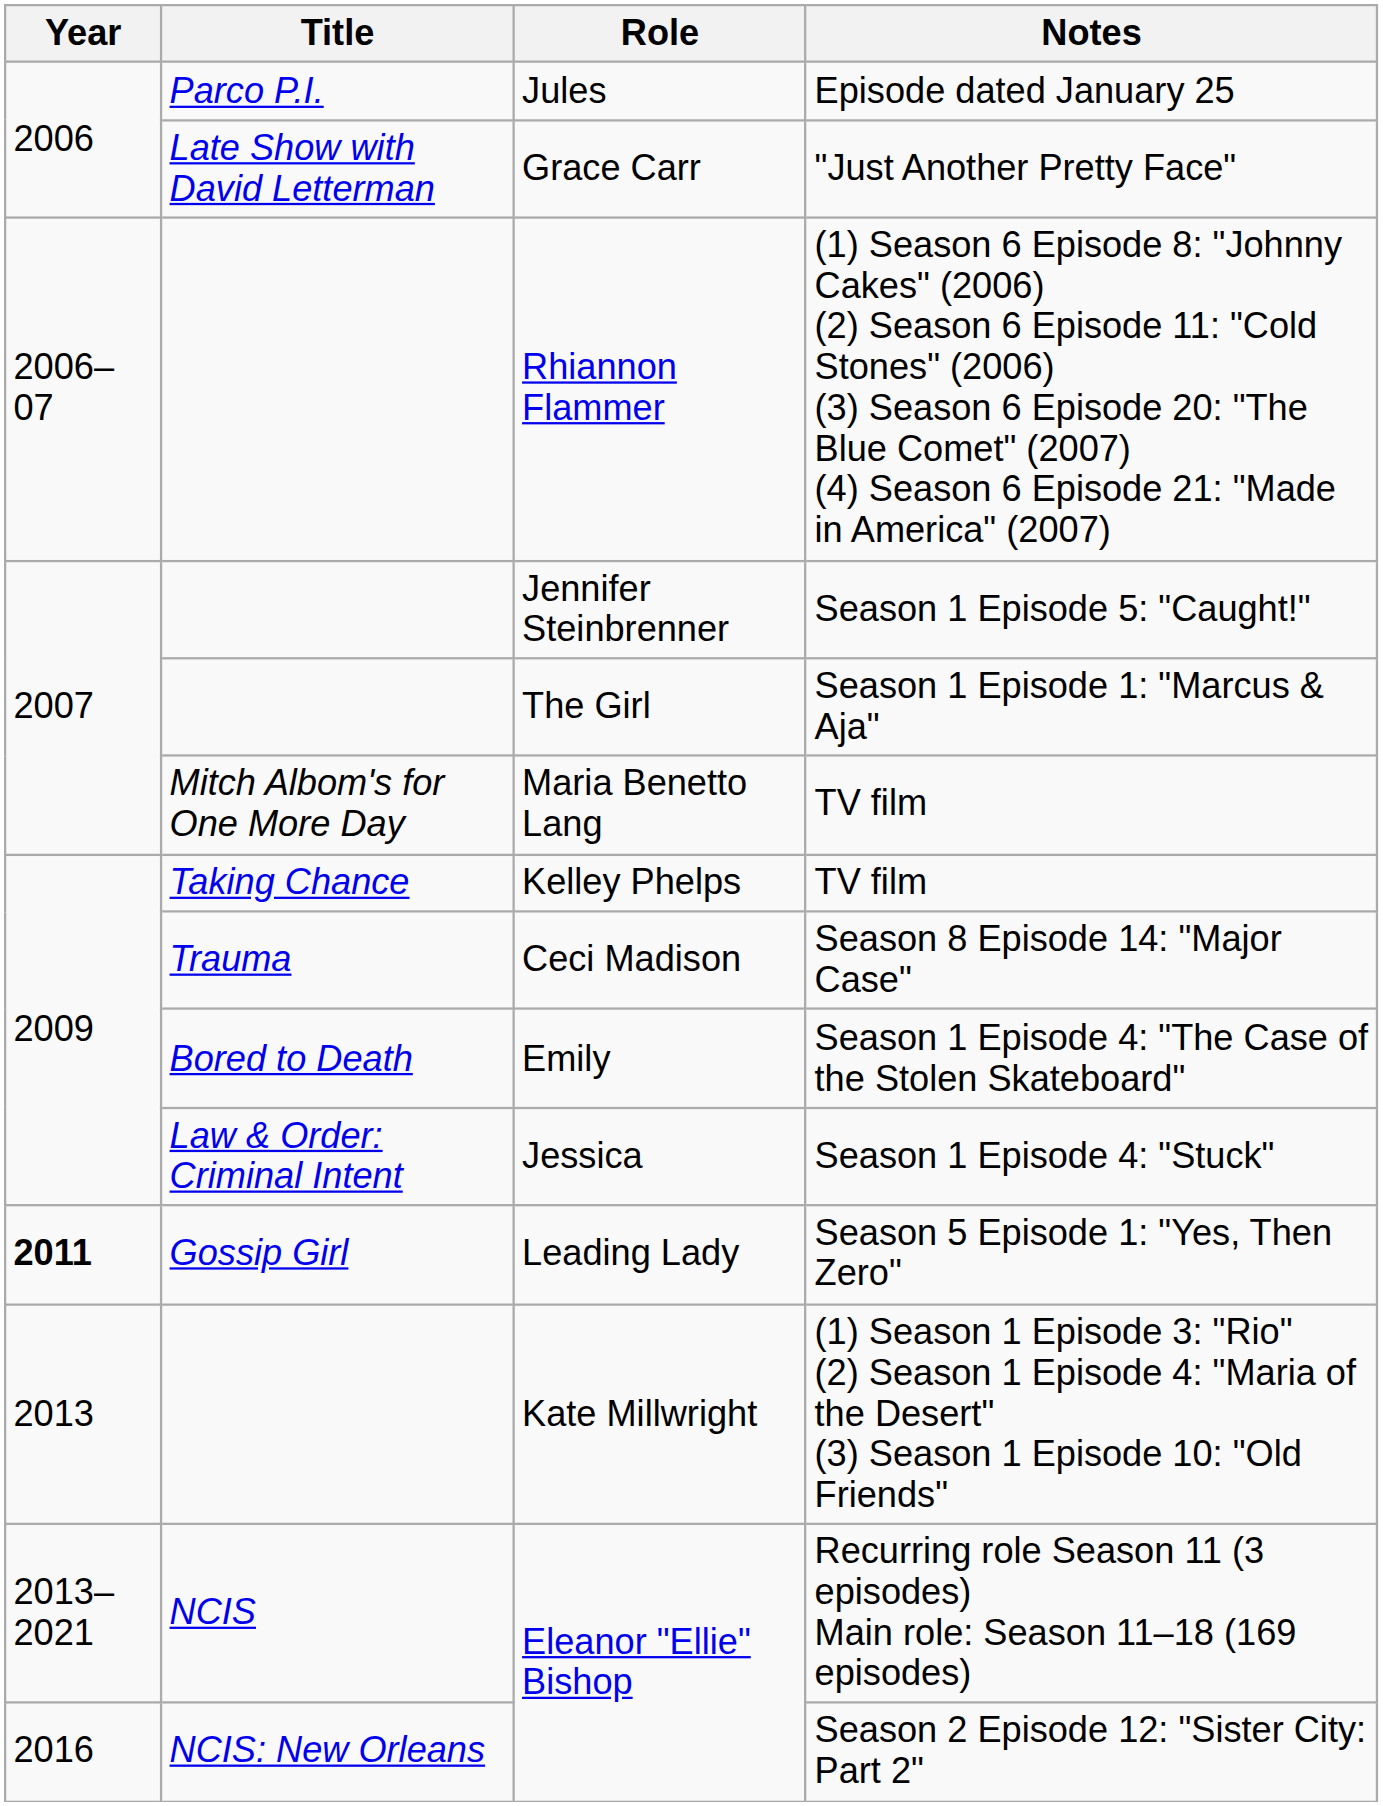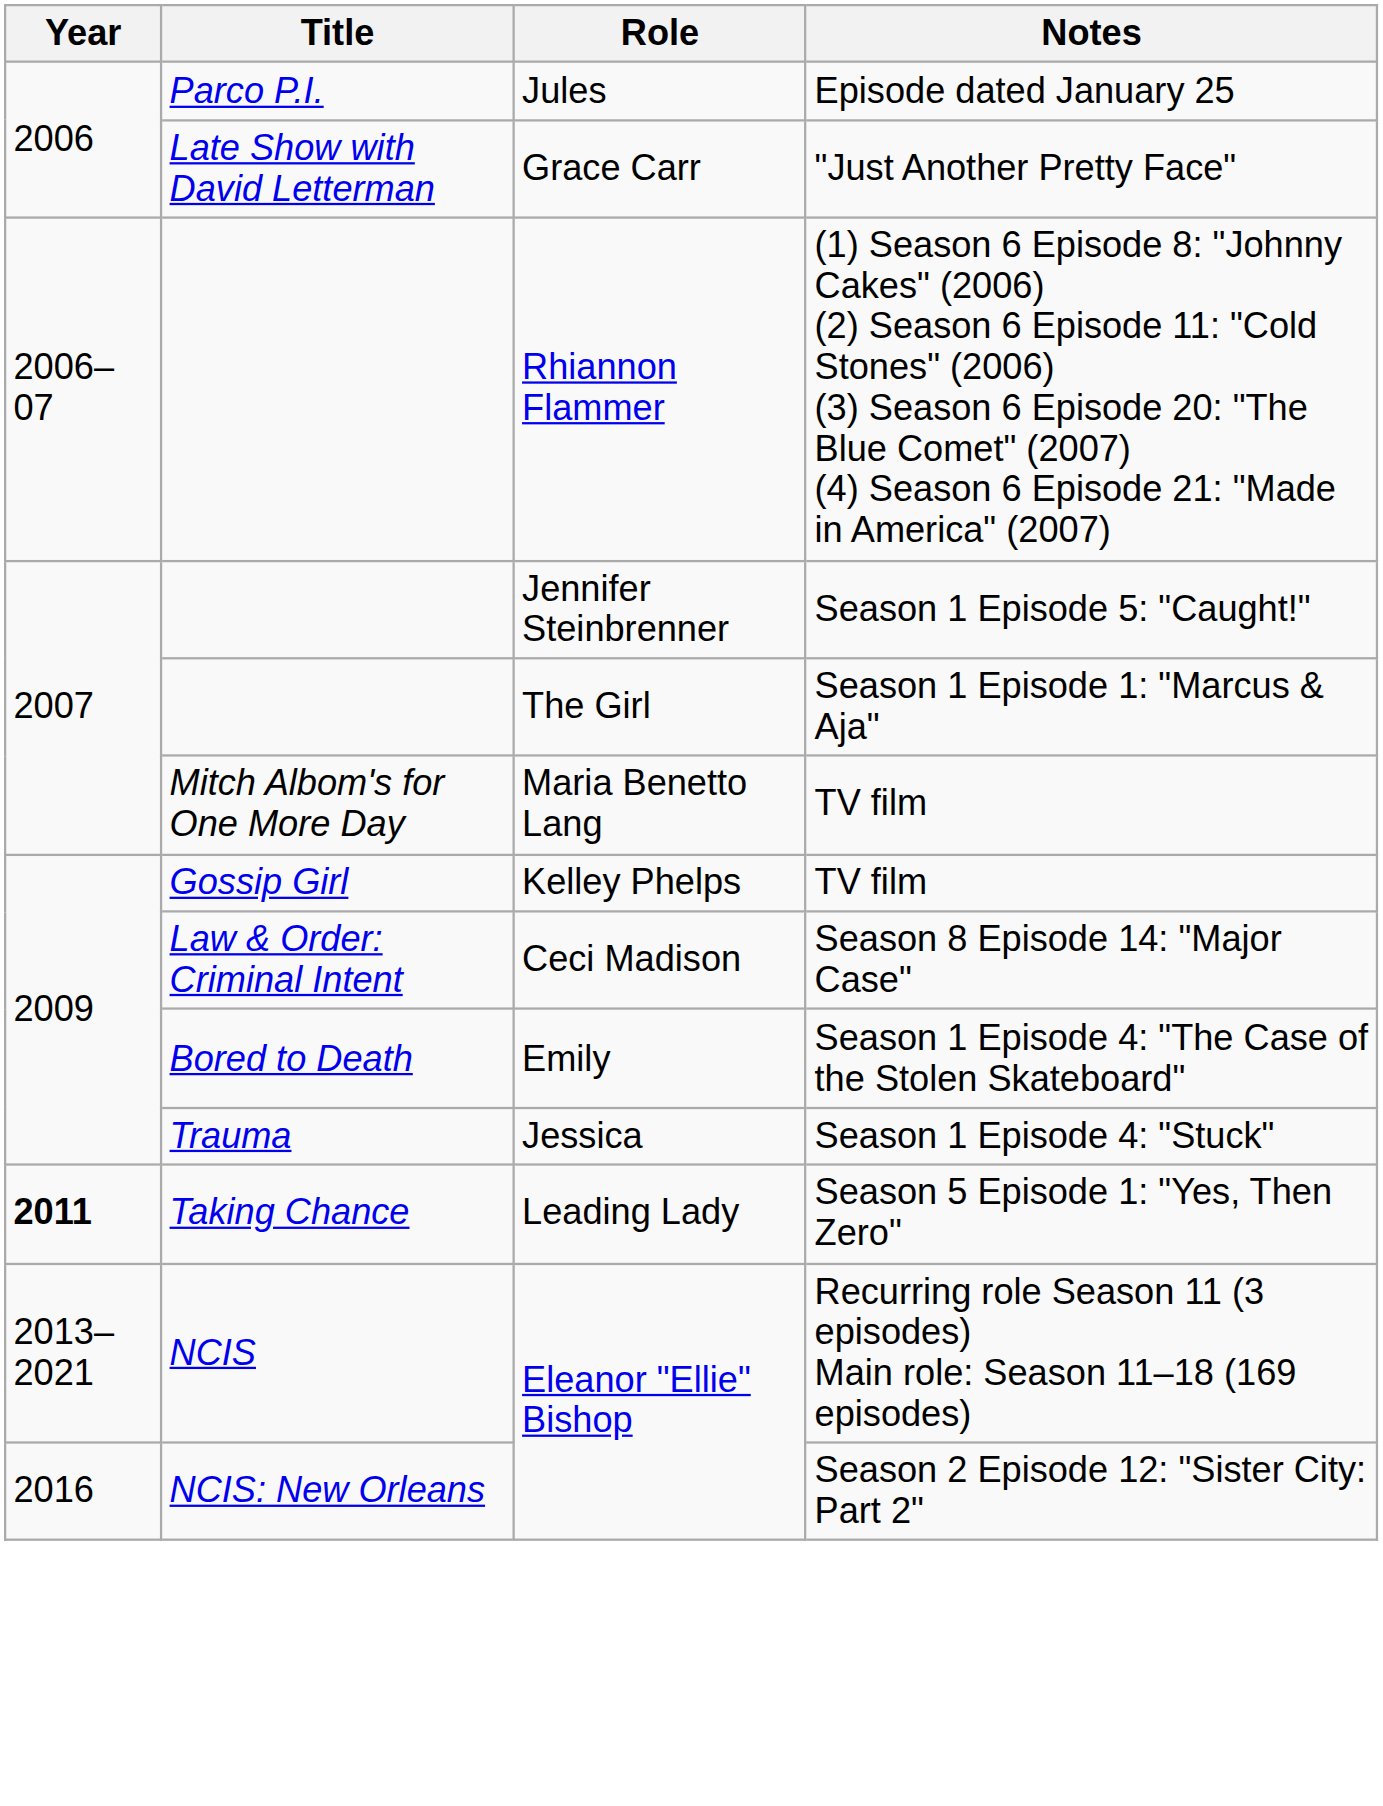(290, 882) Taking Chance -> (259, 882) Gossip Girl
(231, 959) Trauma -> (286, 959) Law & Order: Criminal Intent
(286, 1155) Law & Order: Criminal Intent -> (231, 1135) Trauma
(259, 1253) Gossip Girl -> (290, 1213) Taking Chance
- row: (640, 1412)
